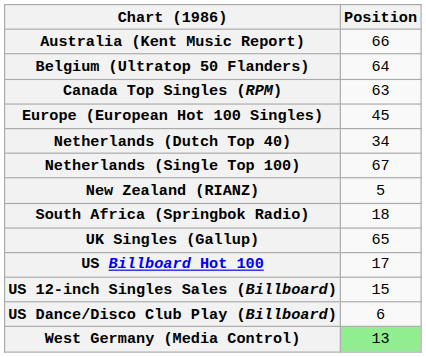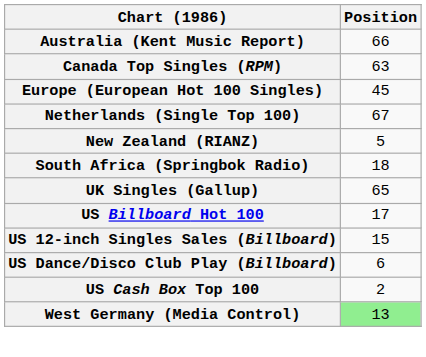- row: (173, 67)
- row: (173, 141)
+ row: (173, 290)
